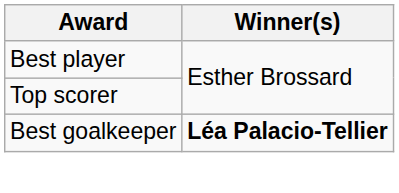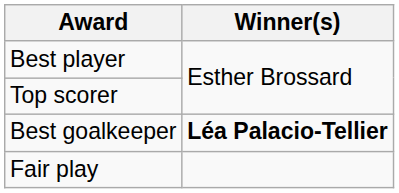+ row: (54, 168)
